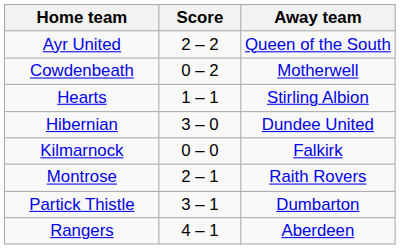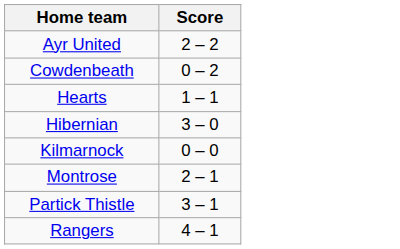- column: (318, 17)
